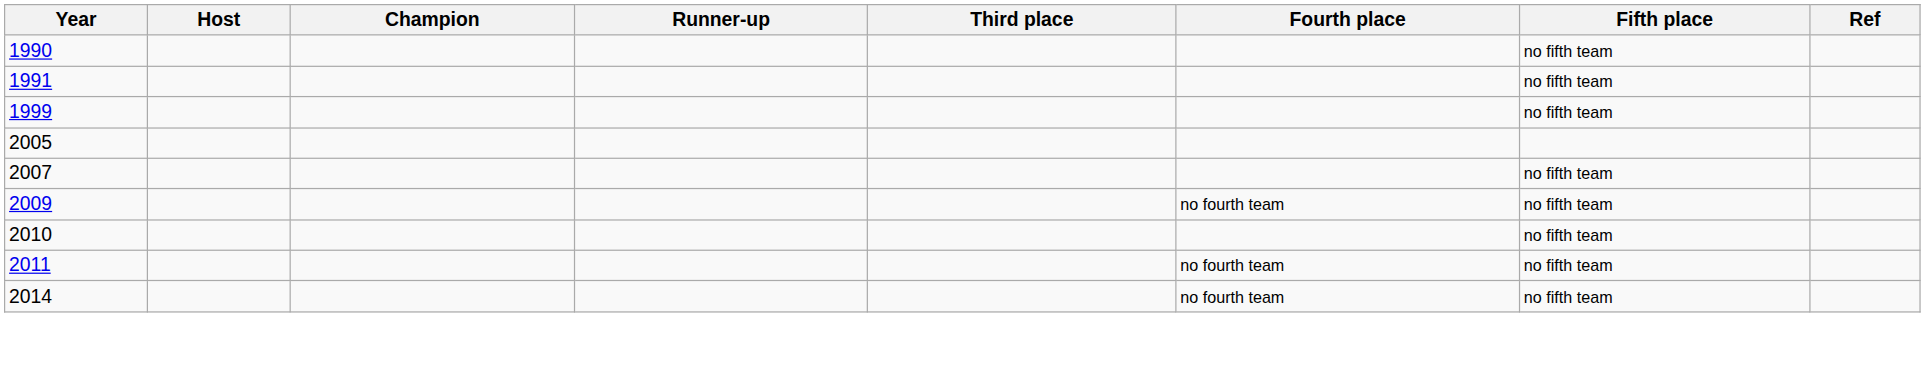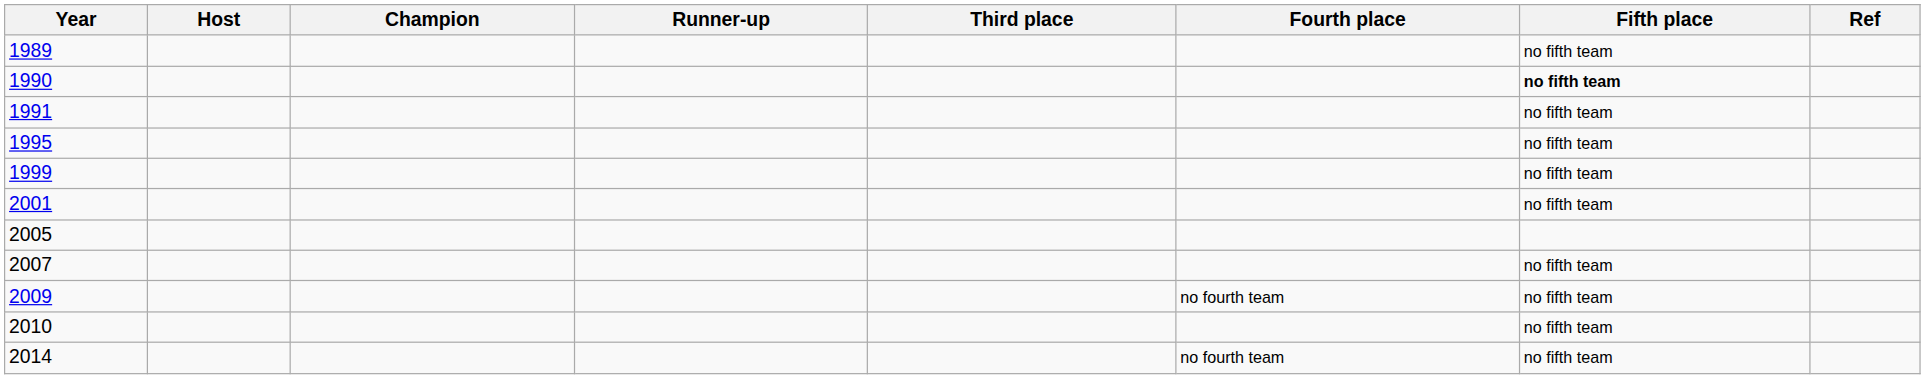+ row: (31, 50)
(1568, 51) normal -> (1572, 81) bold
+ row: (31, 142)
+ row: (31, 204)
- row: (30, 265)
